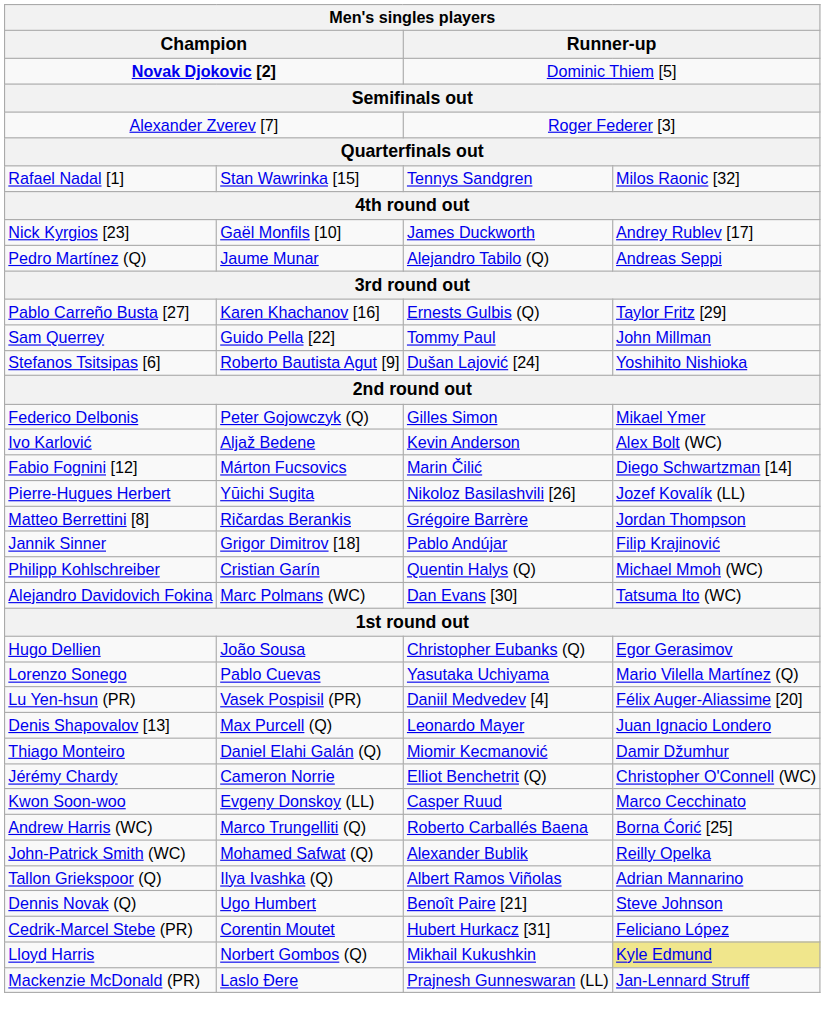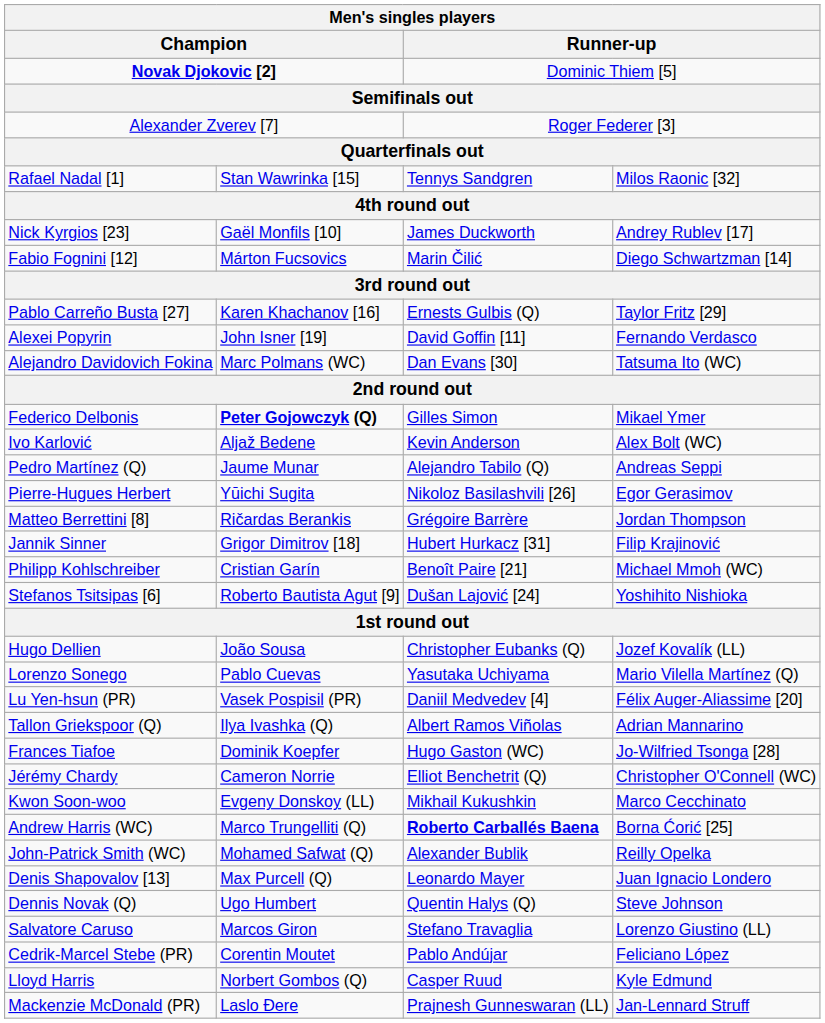rows swapped: (73, 468) <-> (77, 258)
+ row: (60, 338)
- row: (56, 338)
rows swapped: (84, 363) <-> (110, 595)
(295, 417) normal -> (299, 417) bold
(681, 494) Jozef Kovalík (LL) -> (674, 494) Egor Gerasimov
(457, 545) Pablo Andújar -> (479, 545) Hubert Hurkacz [31]
(471, 570) Quentin Halys (Q) -> (467, 570) Benoît Paire [21]
(674, 649) Egor Gerasimov -> (681, 649) Jozef Kovalík (LL)
rows swapped: (85, 879) <-> (89, 726)
+ row: (62, 751)
- row: (67, 751)
(454, 802) Casper Ruud -> (471, 802) Mikhail Kukushkin
(497, 828) normal -> (503, 828) bold
(467, 904) Benoît Paire [21] -> (471, 904) Quentin Halys (Q)
+ row: (71, 930)
(479, 930) Hubert Hurkacz [31] -> (457, 955) Pablo Andújar
(471, 955) Mikhail Kukushkin -> (454, 981) Casper Ruud
(664, 955) khaki background -> (664, 981) no background
